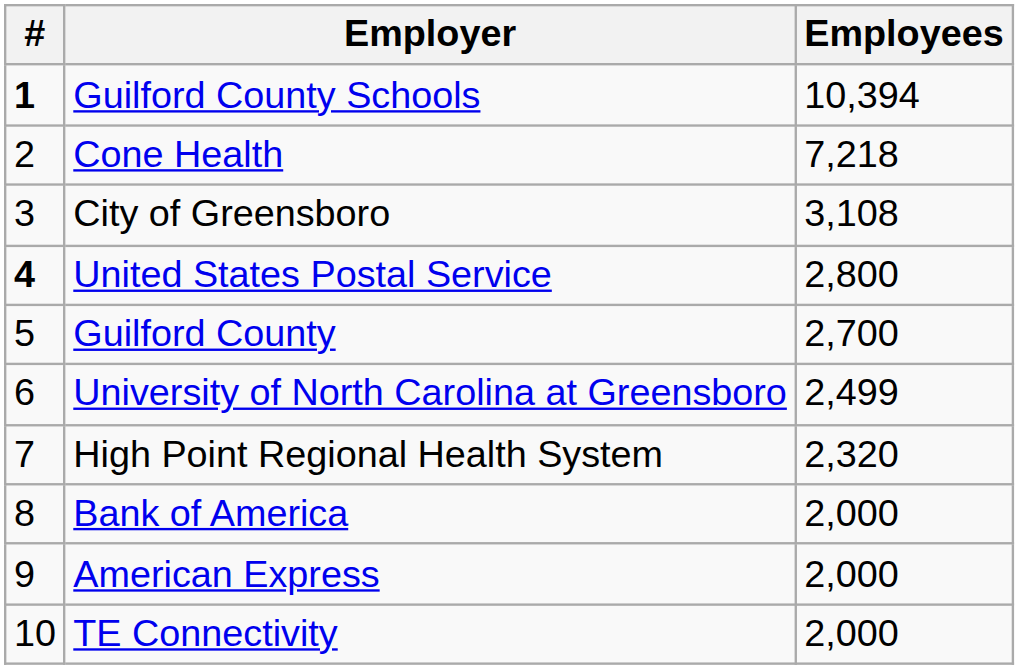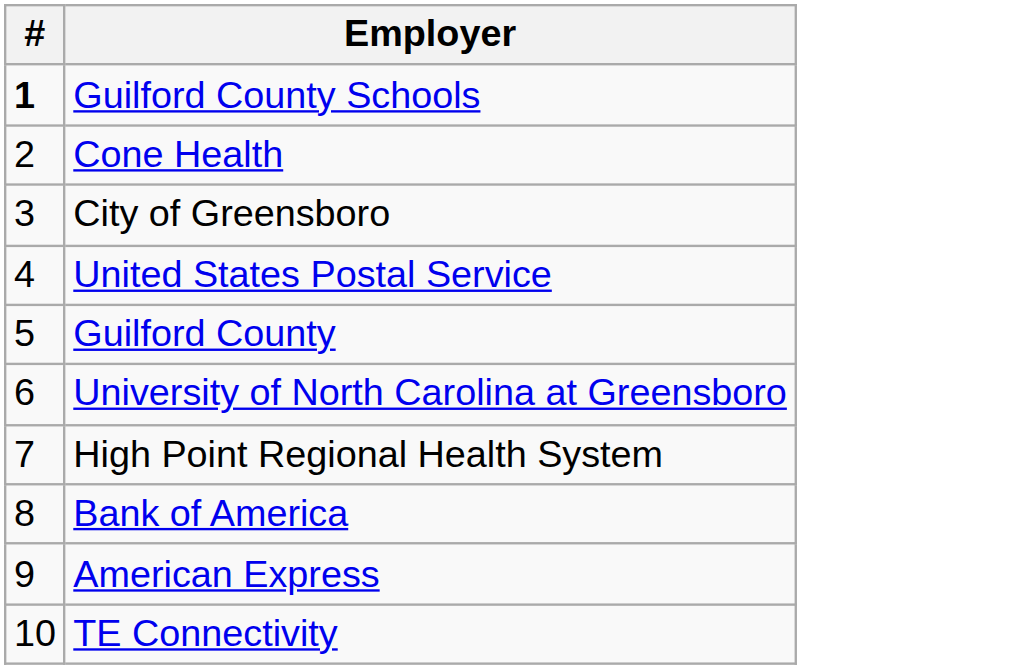- column: (904, 34)
(24, 273) bold -> (24, 273) normal
